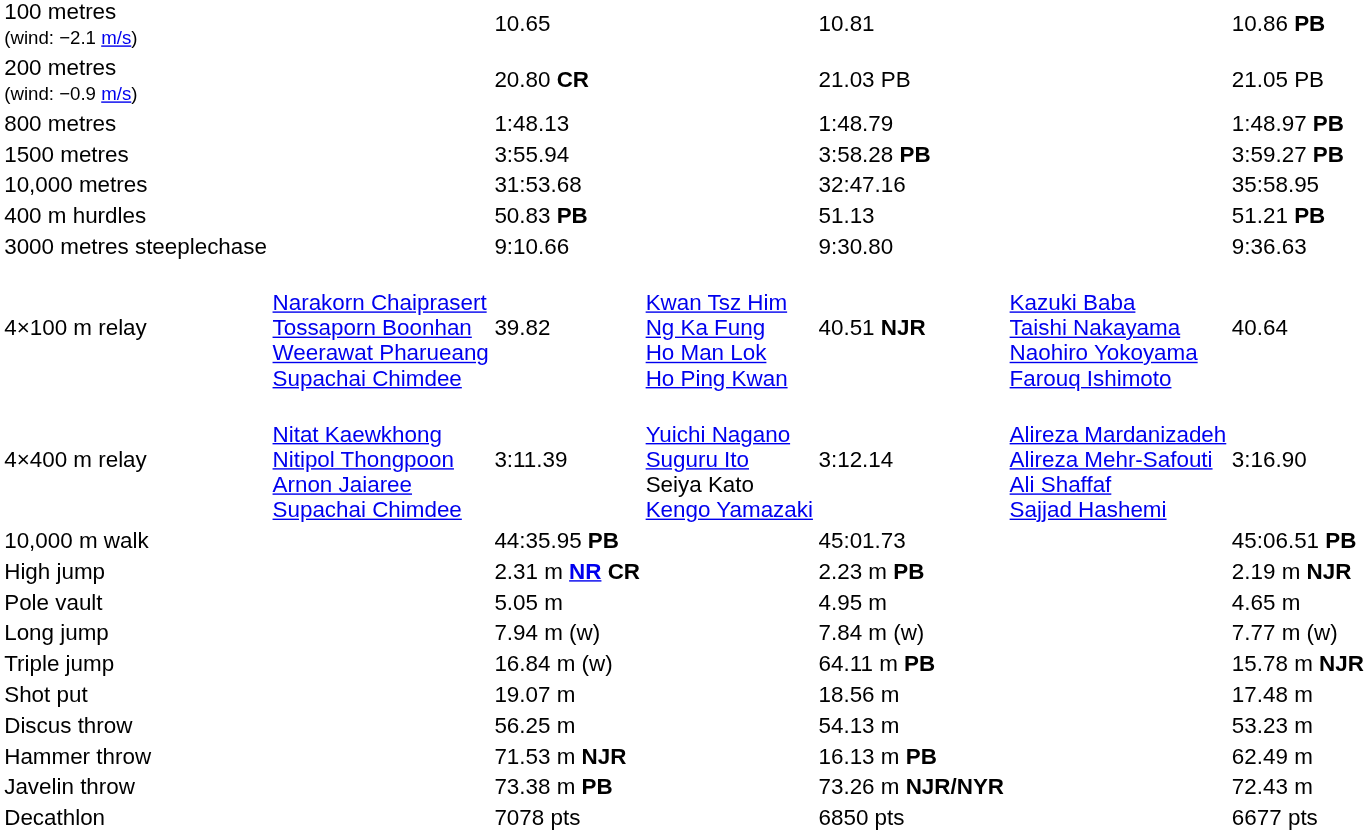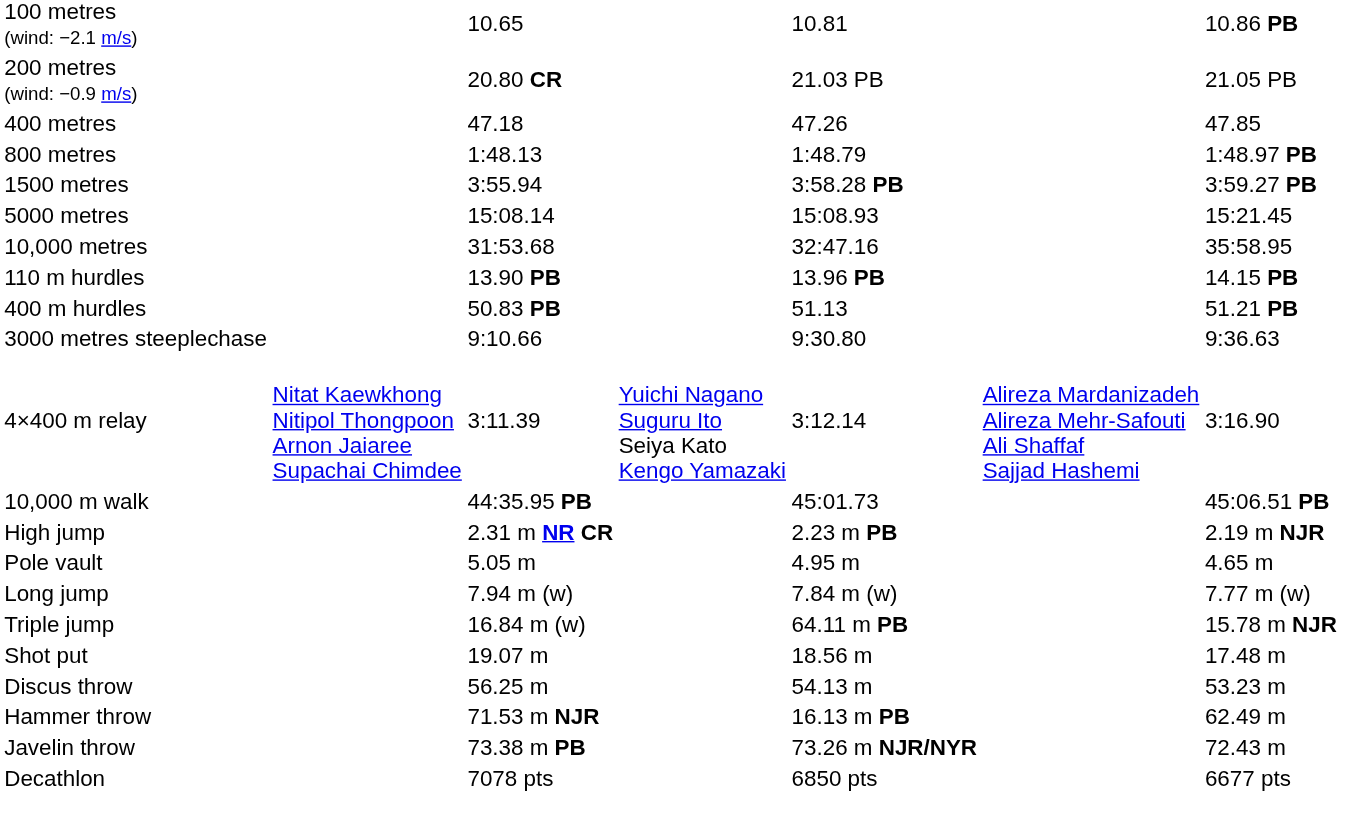+ row: (60, 123)
+ row: (66, 215)
+ row: (74, 277)
- row: (75, 328)
